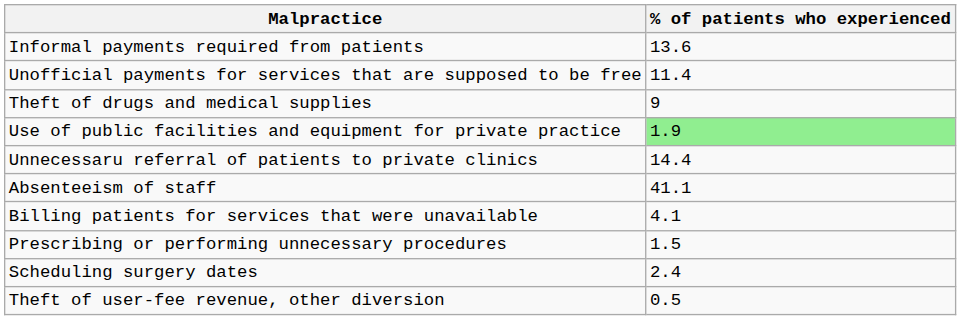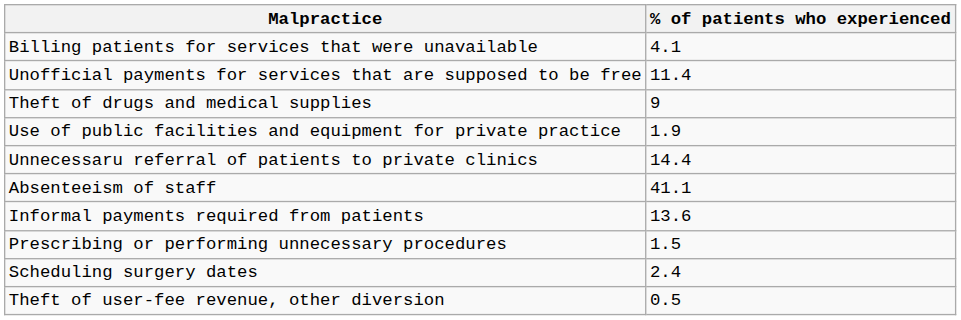rows swapped: (216, 47) <-> (273, 216)
(666, 131) lightgreen background -> (666, 131) no background
